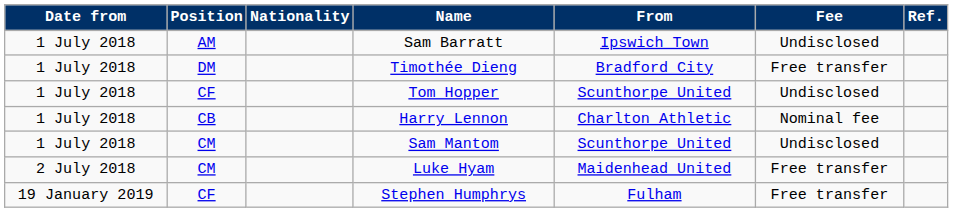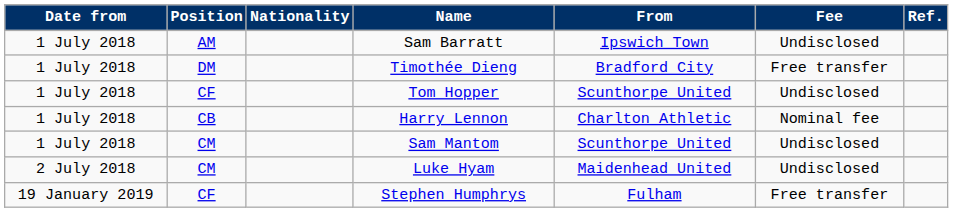(829, 169) Free transfer -> (829, 169) Undisclosed
